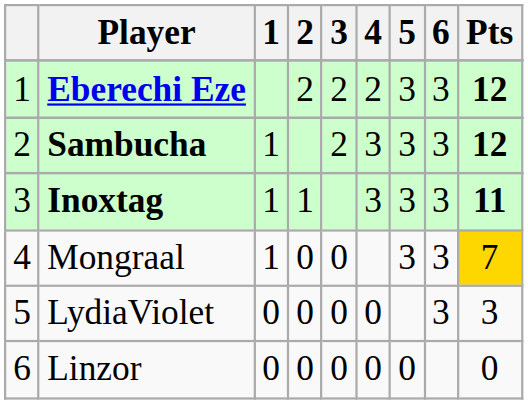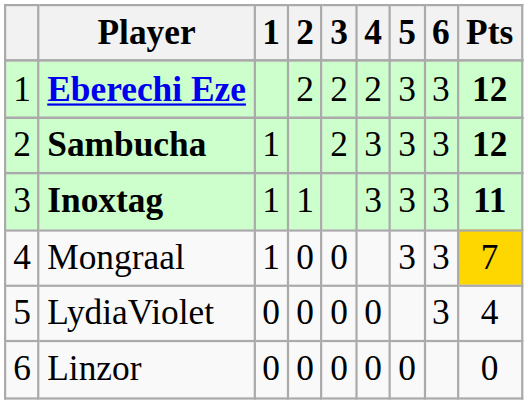(490, 312) 3 -> (490, 312) 4
